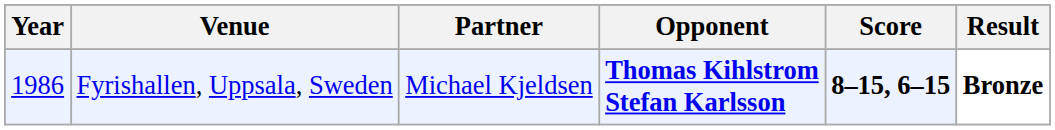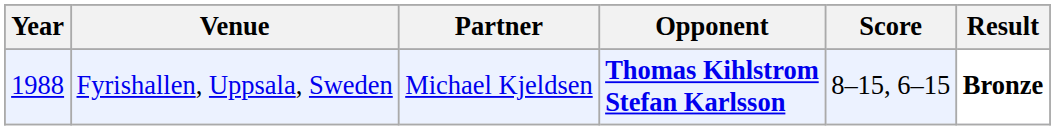(38, 86) 1986 -> (38, 86) 1988
(891, 86) bold -> (891, 86) normal
